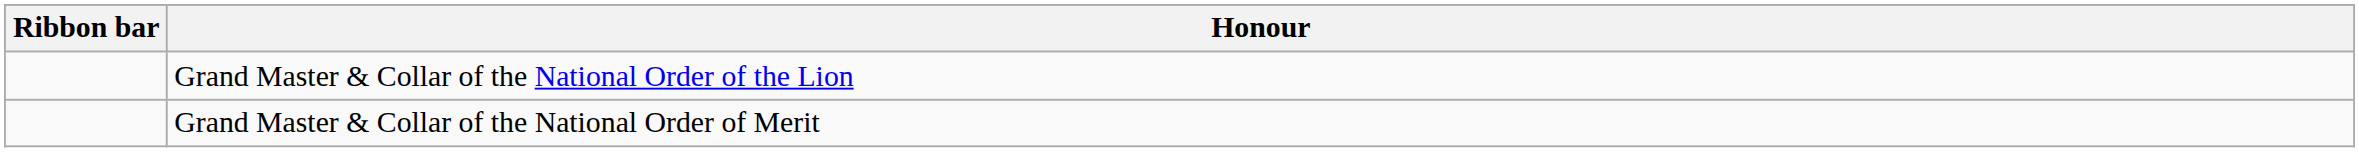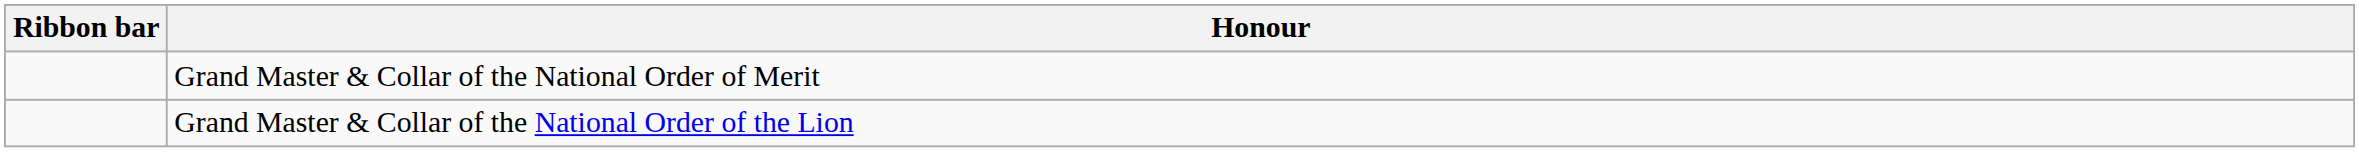rows swapped: (514, 75) <-> (497, 122)
